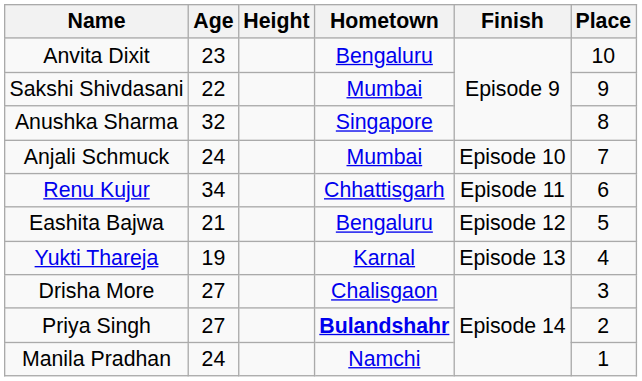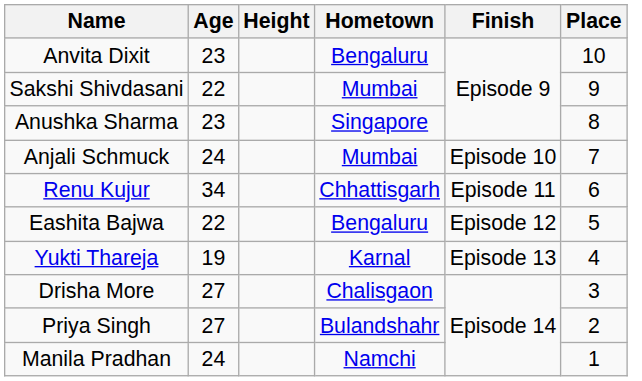(213, 122) 32 -> (213, 122) 23
(213, 223) 21 -> (213, 223) 22
(384, 325) bold -> (380, 325) normal
